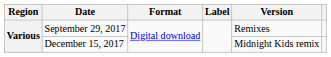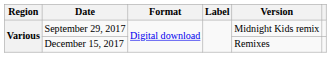(252, 28) Remixes -> (277, 28) Midnight Kids remix
(277, 44) Midnight Kids remix -> (252, 44) Remixes
